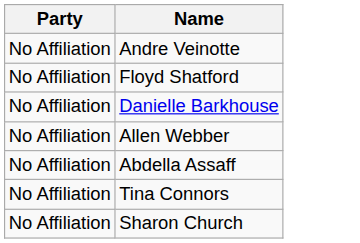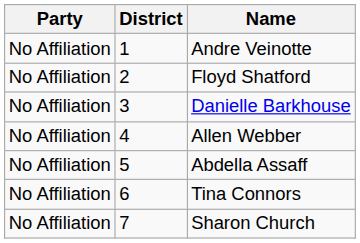+ column: (151, 19)
